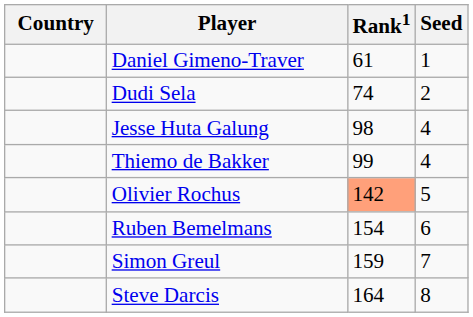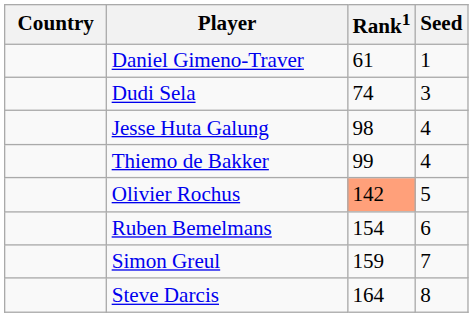(426, 93) 2 -> (426, 93) 3
